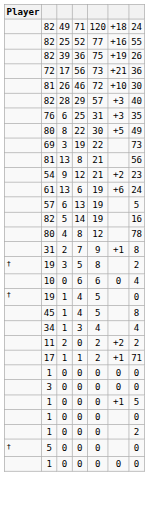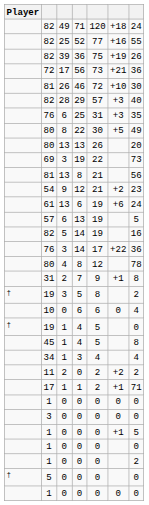+ row: (49, 145)
+ row: (49, 249)
